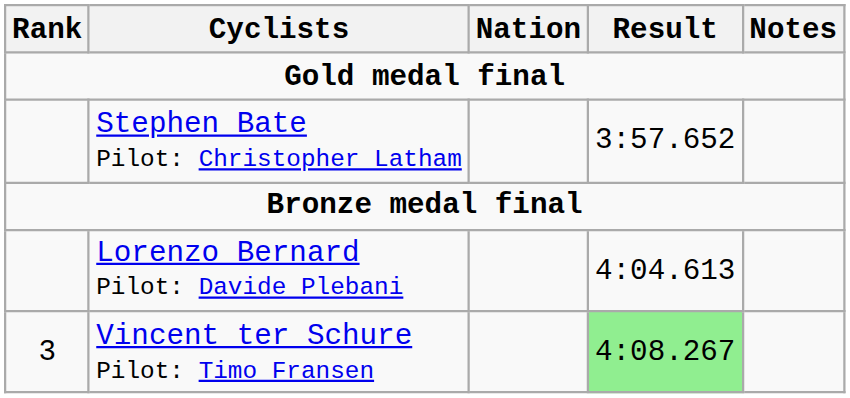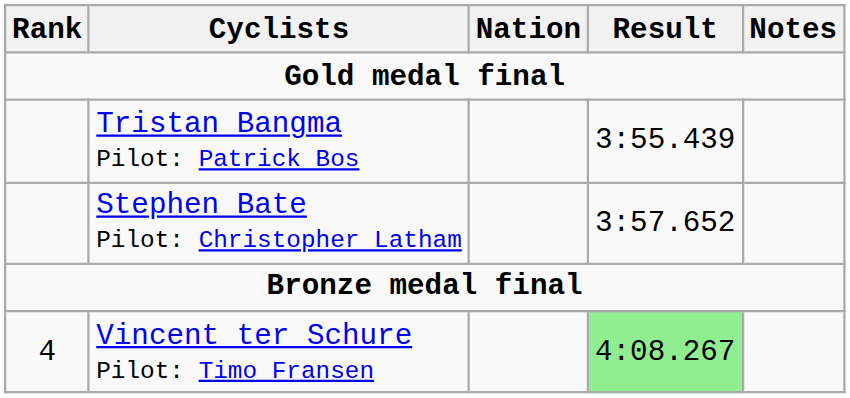+ row: (228, 140)
- row: (250, 269)
(47, 352) 3 -> (47, 352) 4
